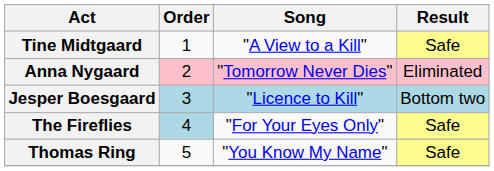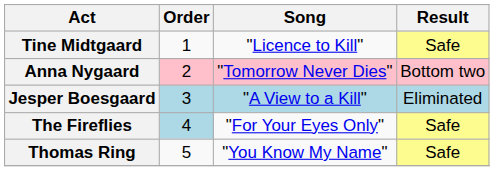(305, 44) "A View to a Kill" -> (305, 44) "Licence to Kill"
(443, 71) Eliminated -> (443, 71) Bottom two
(305, 98) "Licence to Kill" -> (305, 98) "A View to a Kill"
(443, 98) Bottom two -> (443, 98) Eliminated
